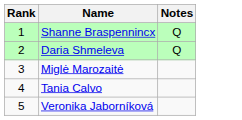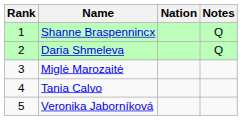+ column: (179, 13)
